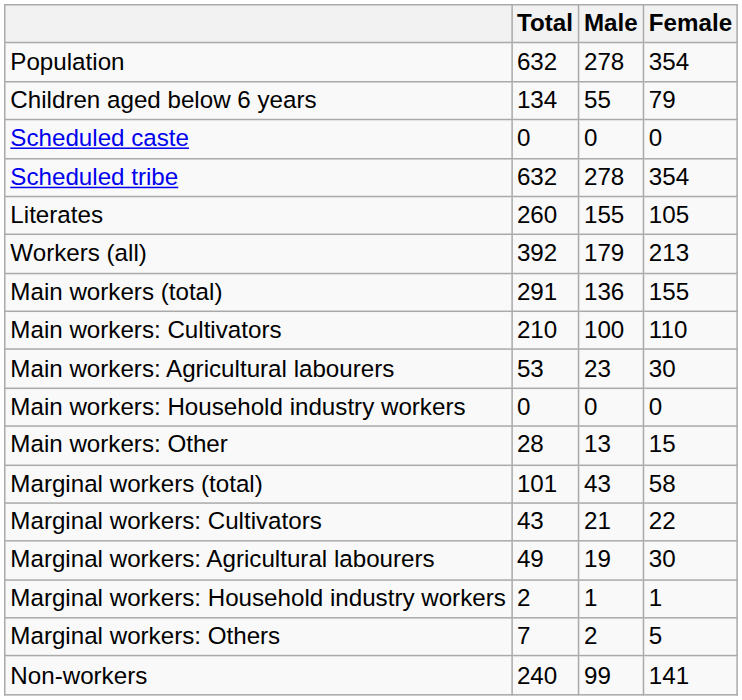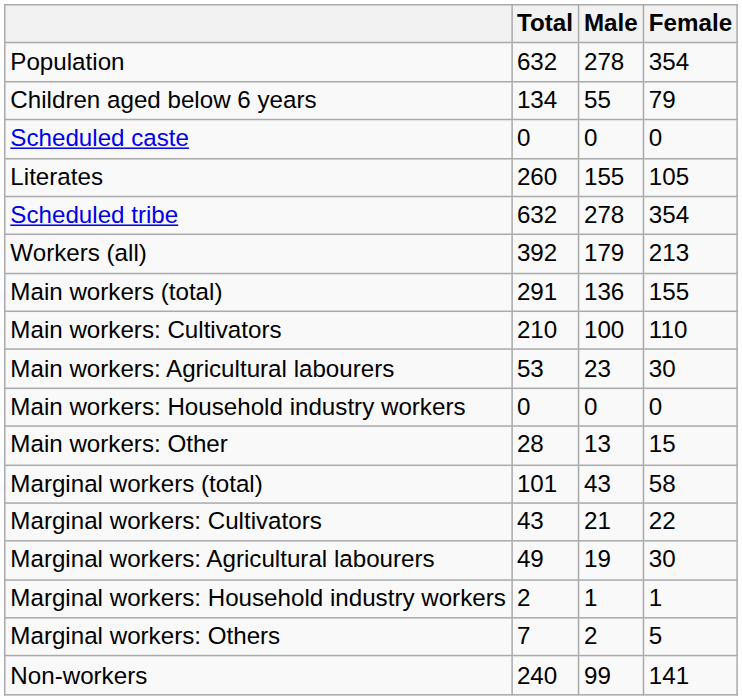rows swapped: (94, 176) <-> (57, 215)
